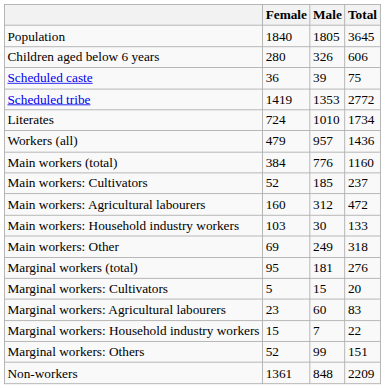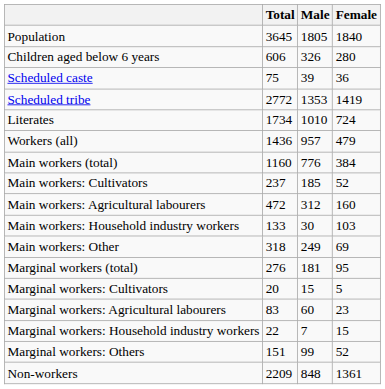columns swapped: (362, 15) <-> (286, 15)
